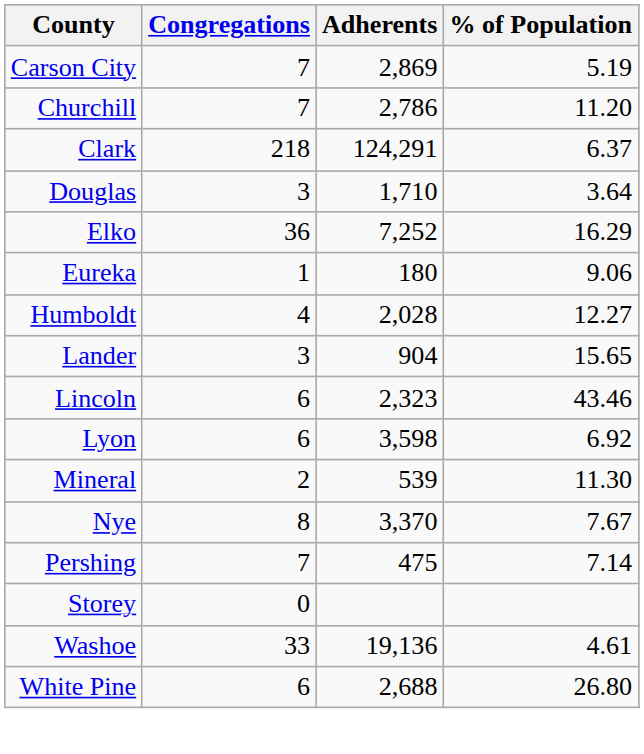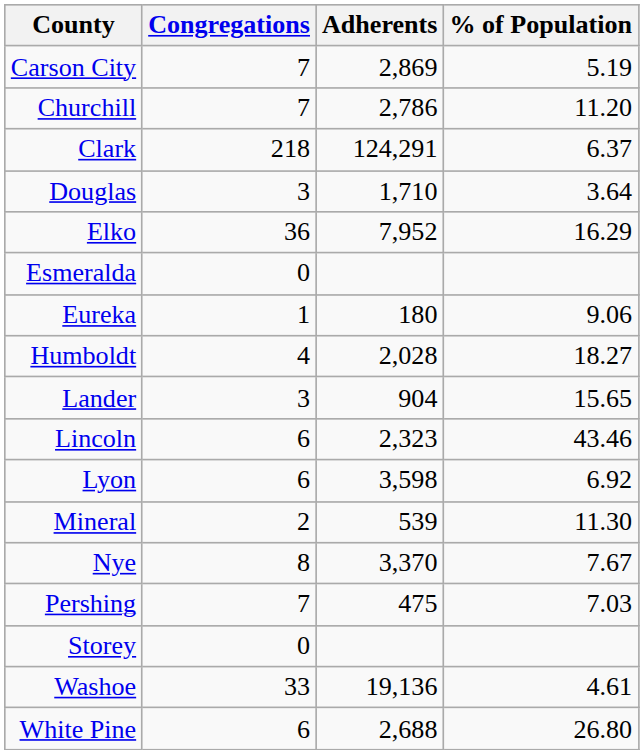(408, 231) 7,252 -> (408, 231) 7,952
+ row: (81, 273)
(603, 314) 12.27 -> (603, 356) 18.27
(609, 562) 7.14 -> (609, 604) 7.03
